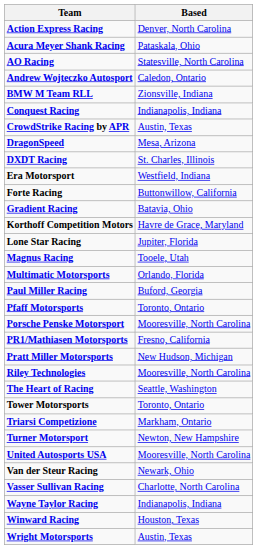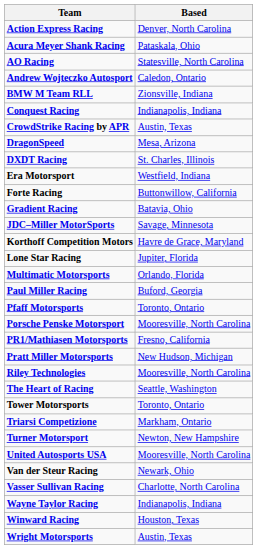+ row: (61, 225)
- row: (40, 257)
